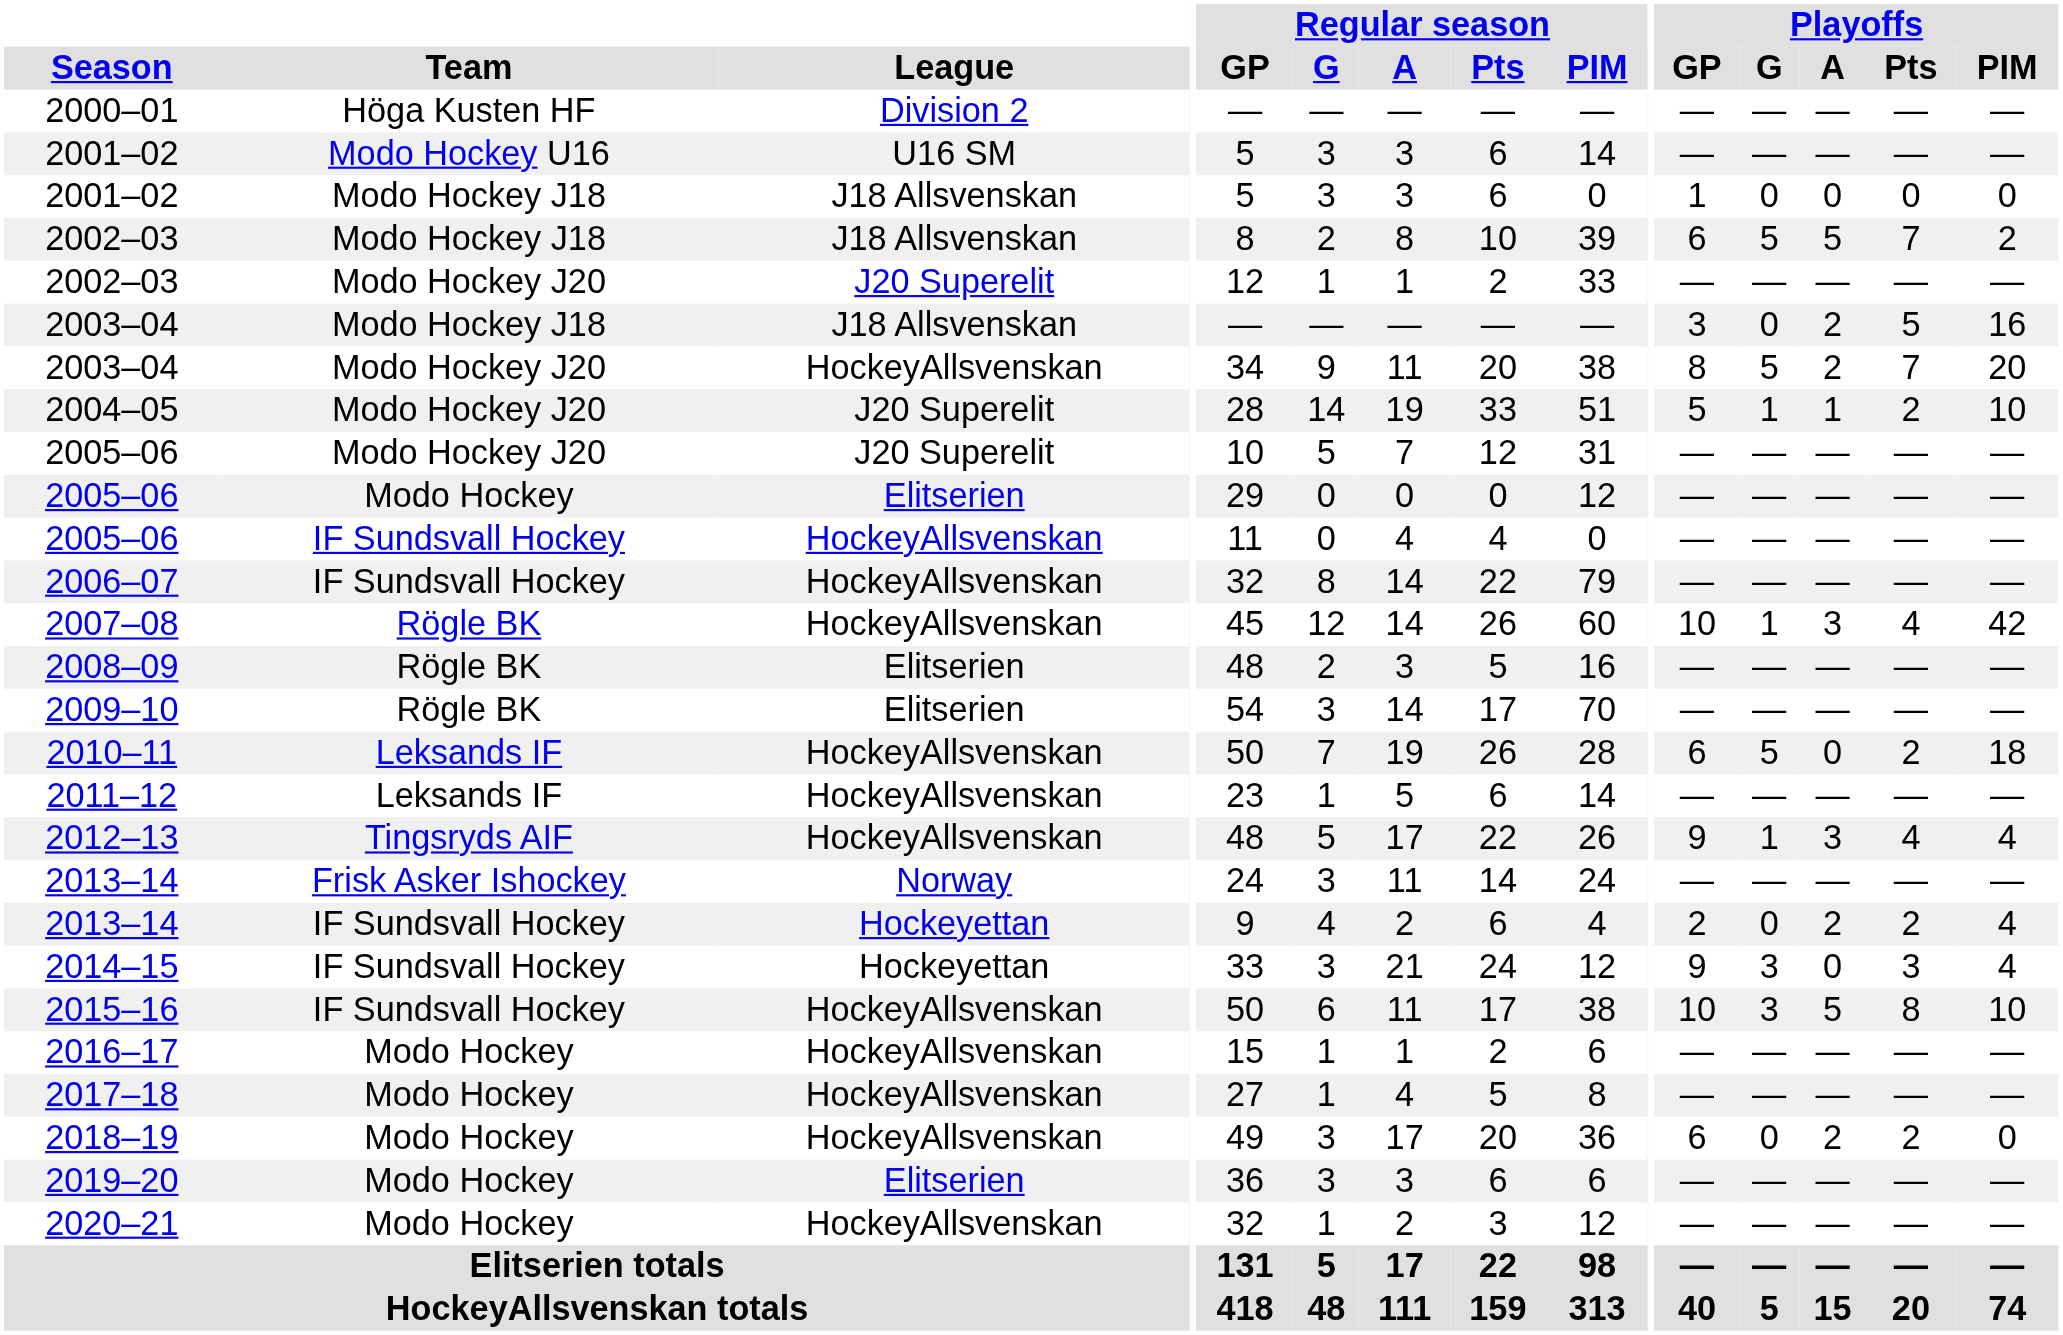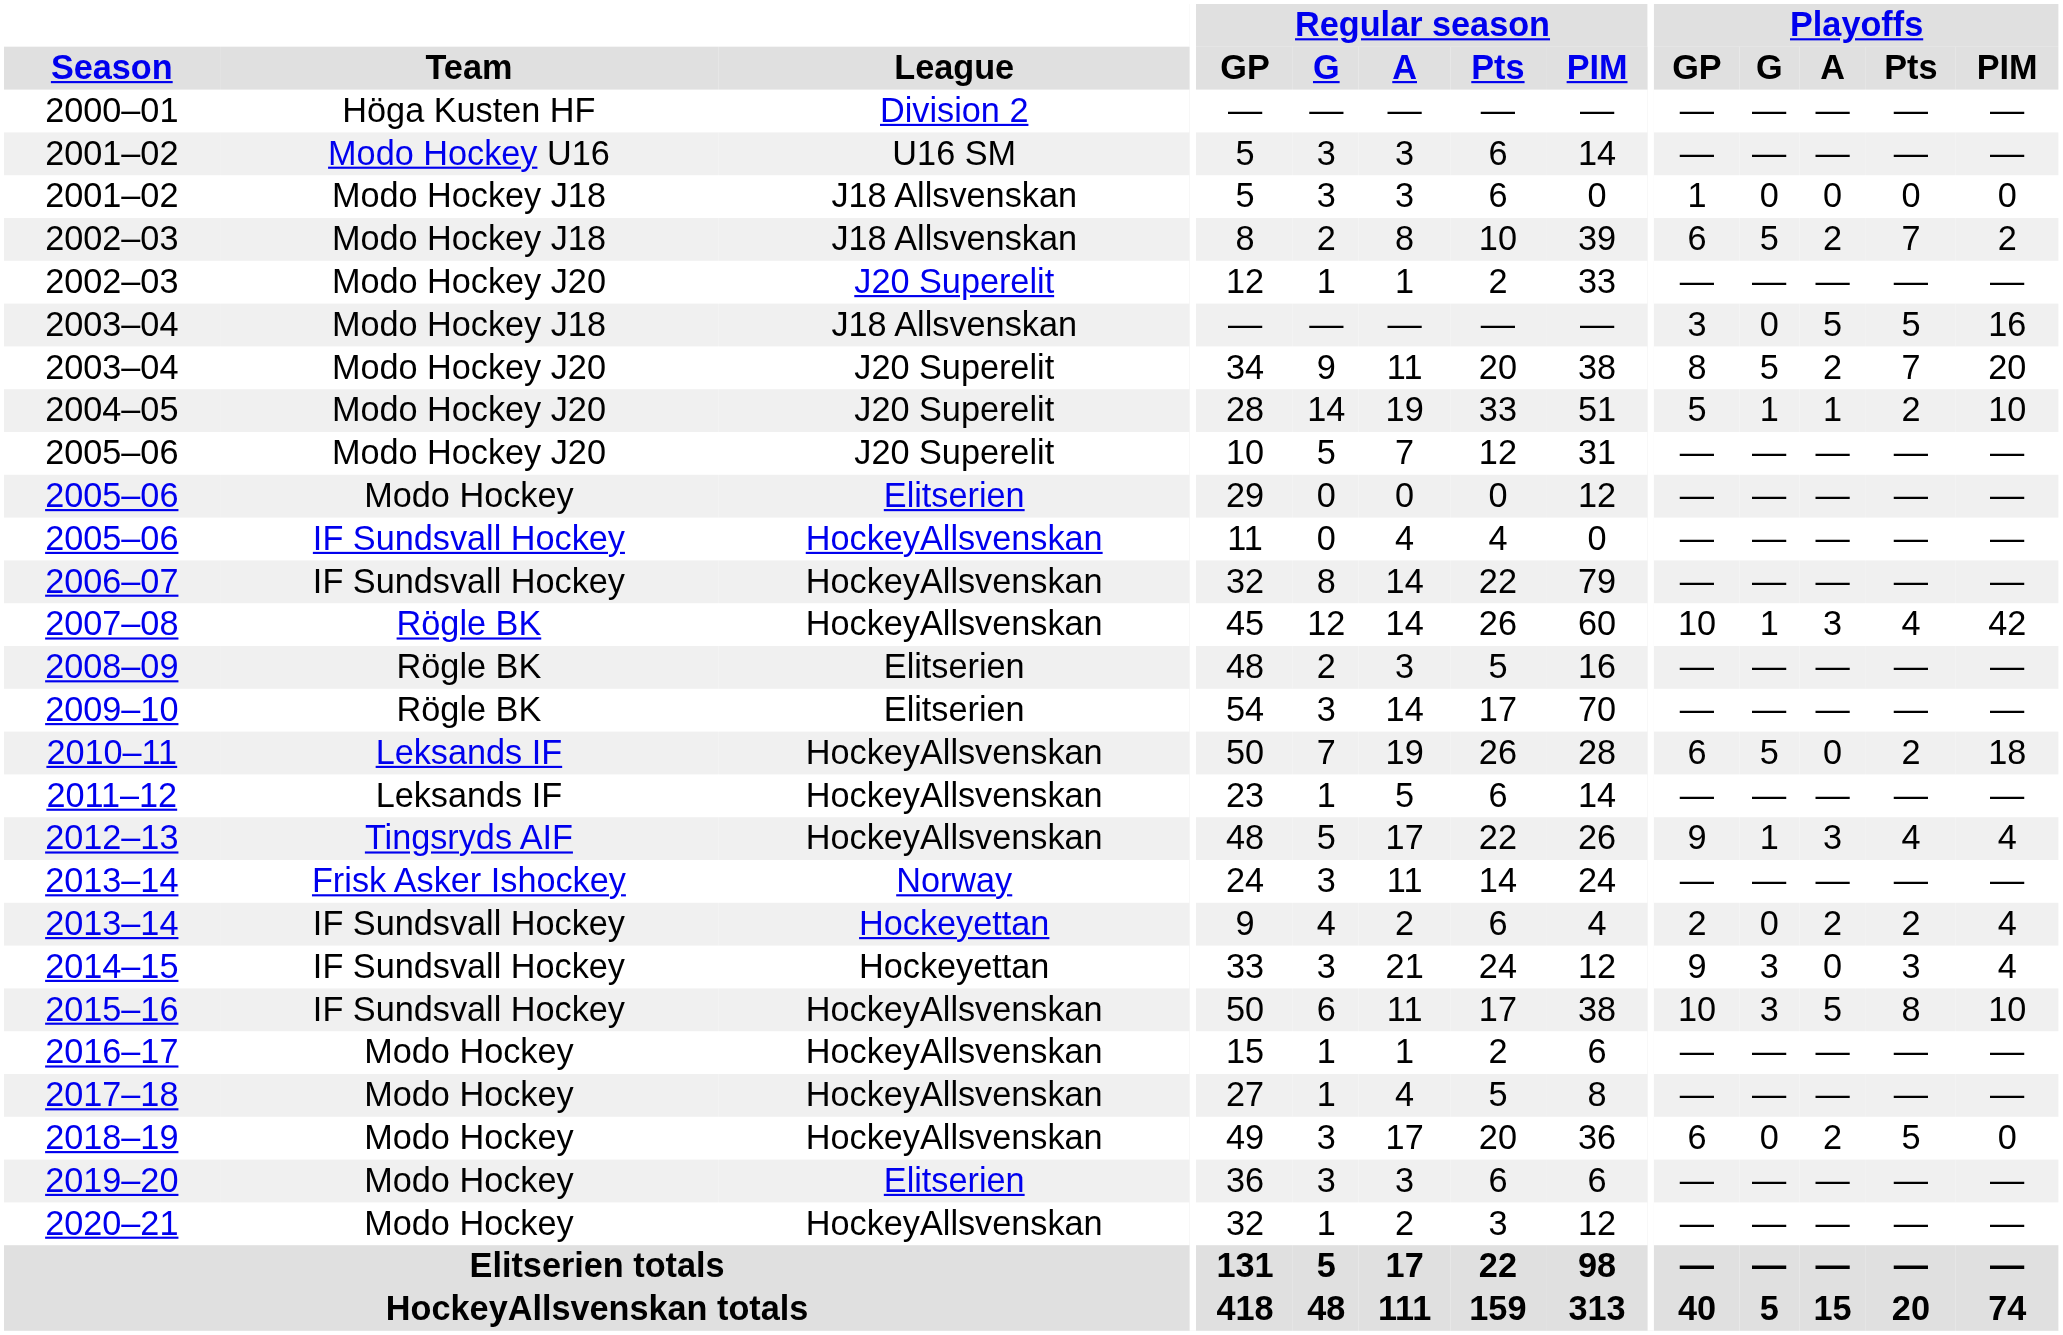(1833, 238) 5 -> (1833, 238) 2
(1833, 324) 2 -> (1833, 324) 5
(954, 367) HockeyAllsvenskan -> (954, 367) J20 Superelit
(1911, 1137) 2 -> (1911, 1137) 5
